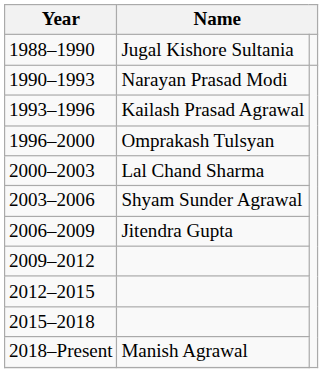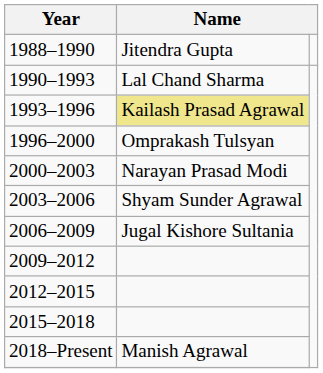(208, 49) Jugal Kishore Sultania -> (177, 49) Jitendra Gupta
(204, 79) Narayan Prasad Modi -> (193, 79) Lal Chand Sharma
(213, 110) no background -> (213, 110) khaki background
(193, 170) Lal Chand Sharma -> (204, 170) Narayan Prasad Modi
(177, 230) Jitendra Gupta -> (208, 230) Jugal Kishore Sultania
